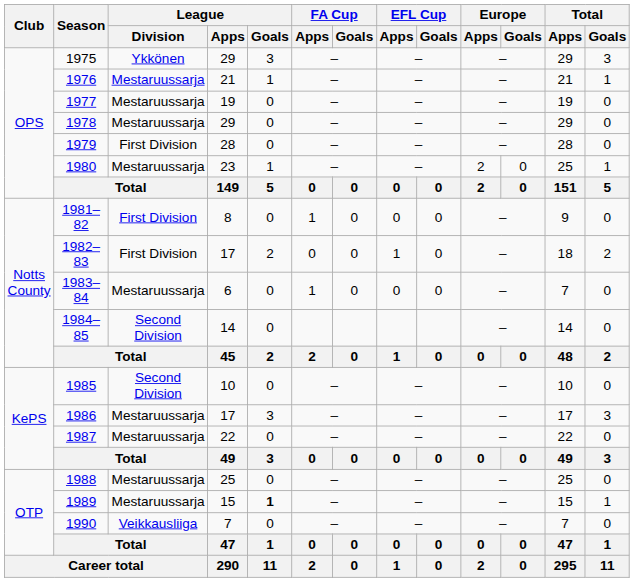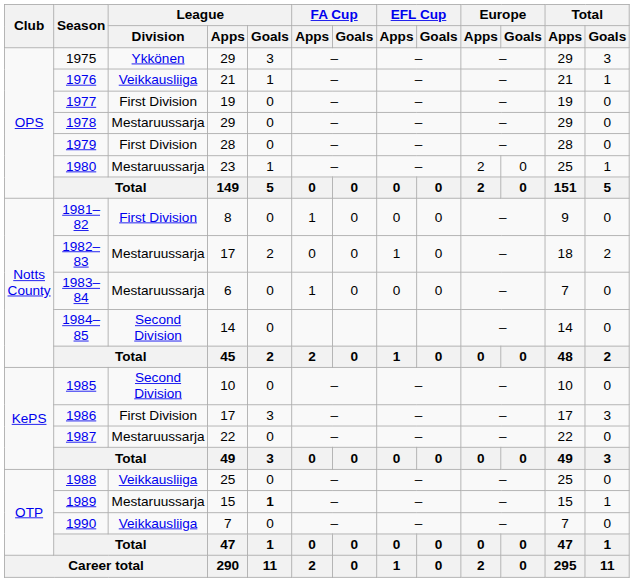(158, 79) Mestaruussarja -> (158, 79) Veikkausliiga
(158, 101) Mestaruussarja -> (158, 101) First Division
(158, 253) First Division -> (158, 253) Mestaruussarja
(158, 415) Mestaruussarja -> (158, 415) First Division
(158, 480) Mestaruussarja -> (158, 480) Veikkausliiga
